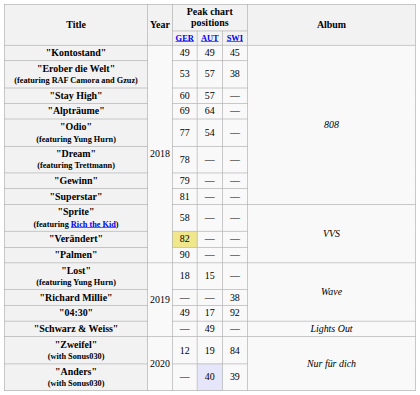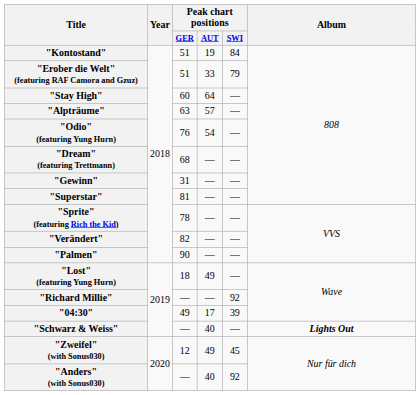(185, 53) 49 -> (185, 53) 51
(210, 53) 49 -> (210, 53) 19
(235, 53) 45 -> (235, 53) 84
(185, 74) 53 -> (185, 74) 51
(210, 74) 57 -> (210, 74) 33
(235, 74) 38 -> (235, 74) 79
(210, 95) 57 -> (210, 95) 64
(185, 111) 69 -> (185, 111) 63
(210, 111) 64 -> (210, 111) 57
(185, 132) 77 -> (185, 132) 76
(185, 159) 78 -> (185, 159) 68
(185, 181) 79 -> (185, 181) 31
(185, 218) 58 -> (185, 218) 78
(185, 239) khaki background -> (185, 239) no background
(210, 276) 15 -> (210, 276) 49
(235, 297) 38 -> (235, 297) 92
(235, 313) 92 -> (235, 313) 39
(210, 329) 49 -> (210, 329) 40
(332, 329) normal -> (332, 329) bold
(210, 350) 19 -> (210, 350) 49
(235, 350) 84 -> (235, 350) 45
(210, 377) lavender background -> (210, 377) no background
(235, 377) 39 -> (235, 377) 92
